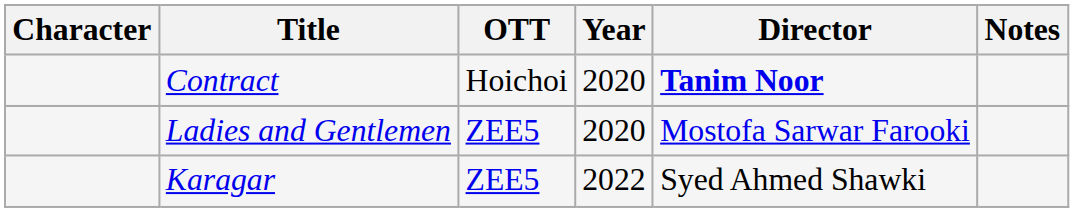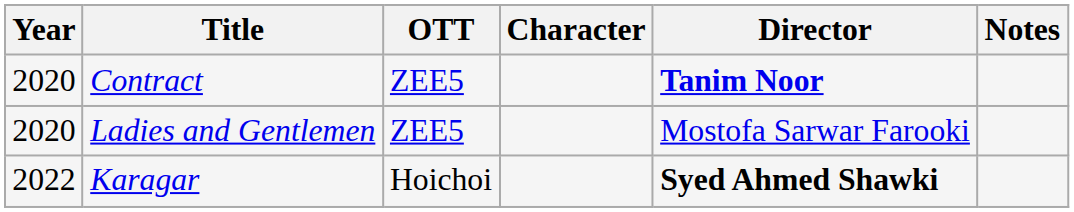columns swapped: (614, 29) <-> (82, 29)
(517, 79) Hoichoi -> (427, 79) ZEE5
(503, 180) ZEE5 -> (441, 180) Hoichoi
(793, 180) normal -> (799, 180) bold
